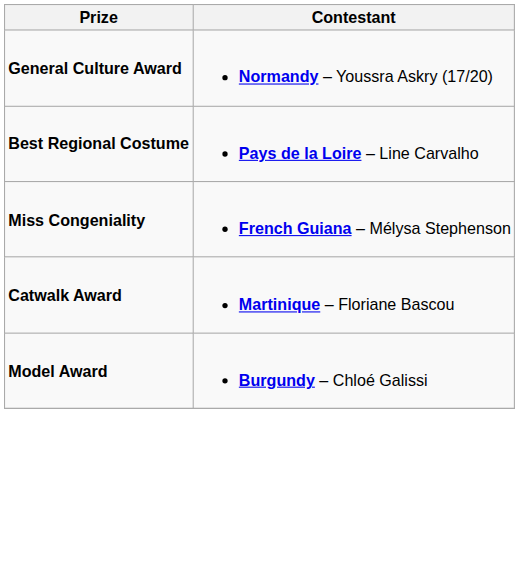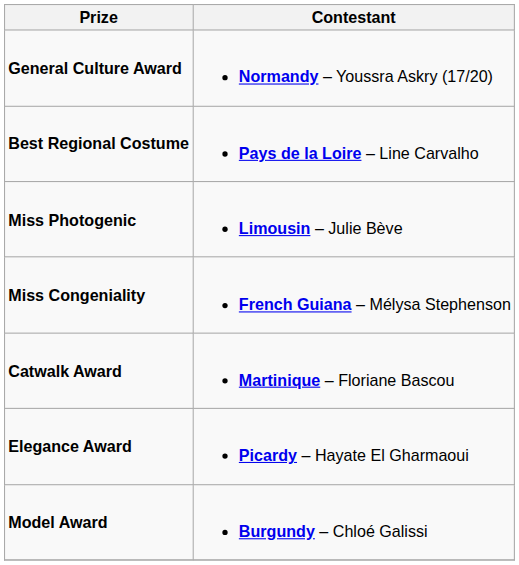+ row: (72, 220)
+ row: (70, 447)
